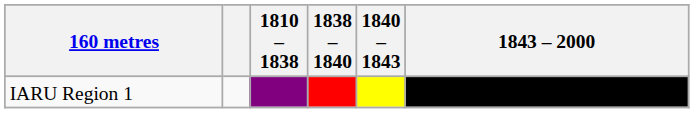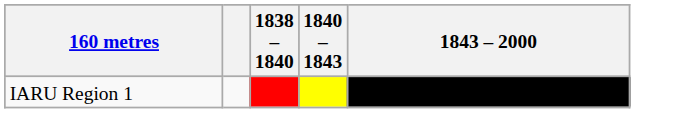- column: (279, 41)
